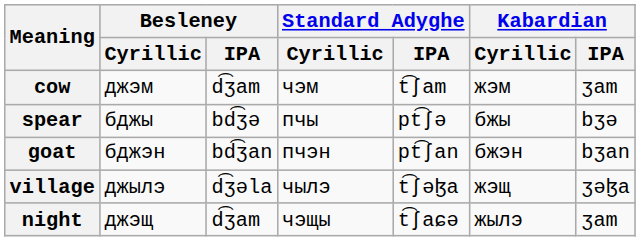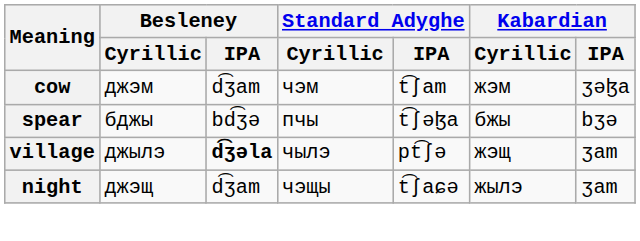(600, 87) ʒam -> (606, 87) ʒəɮa
(422, 120) pt͡ʃə -> (428, 120) t͡ʃəɮa
- row: (52, 154)
(242, 187) normal -> (242, 154) bold
(428, 187) t͡ʃəɮa -> (422, 154) pt͡ʃə
(606, 187) ʒəɮa -> (600, 154) ʒam
